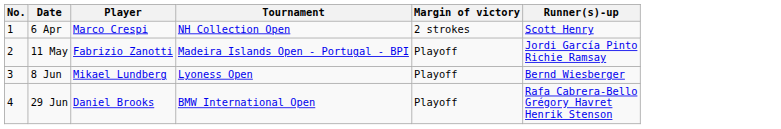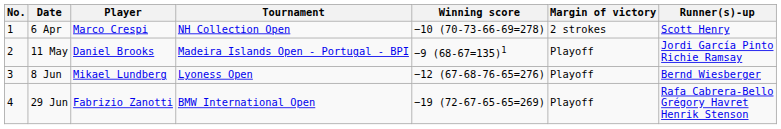+ column: (479, 13)
(123, 53) Fabrizio Zanotti -> (114, 53) Daniel Brooks
(114, 104) Daniel Brooks -> (123, 104) Fabrizio Zanotti
